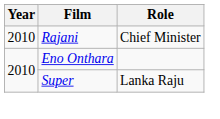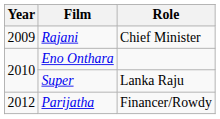(21, 37) 2010 -> (21, 37) 2009
+ row: (68, 102)
